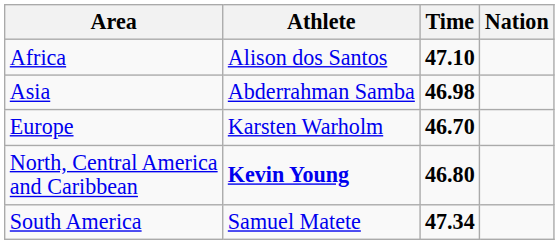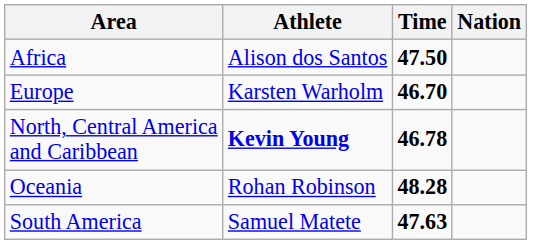(450, 57) 47.10 -> (422, 57) 47.50
- row: (30, 92)
(450, 174) 46.80 -> (422, 139) 46.78
+ row: (46, 186)
(450, 221) 47.34 -> (422, 221) 47.63
